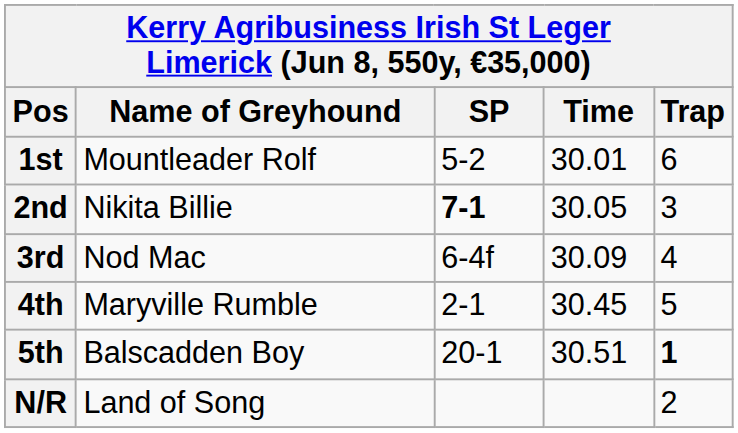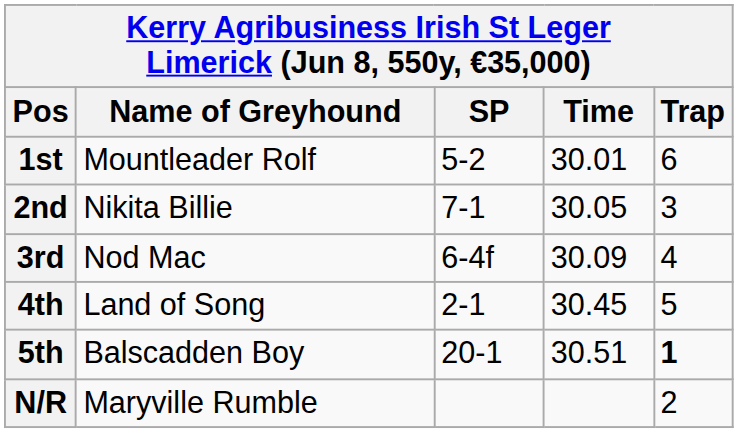(463, 208) bold -> (463, 208) normal
(201, 305) Maryville Rumble -> (174, 305) Land of Song
(174, 402) Land of Song -> (201, 402) Maryville Rumble
